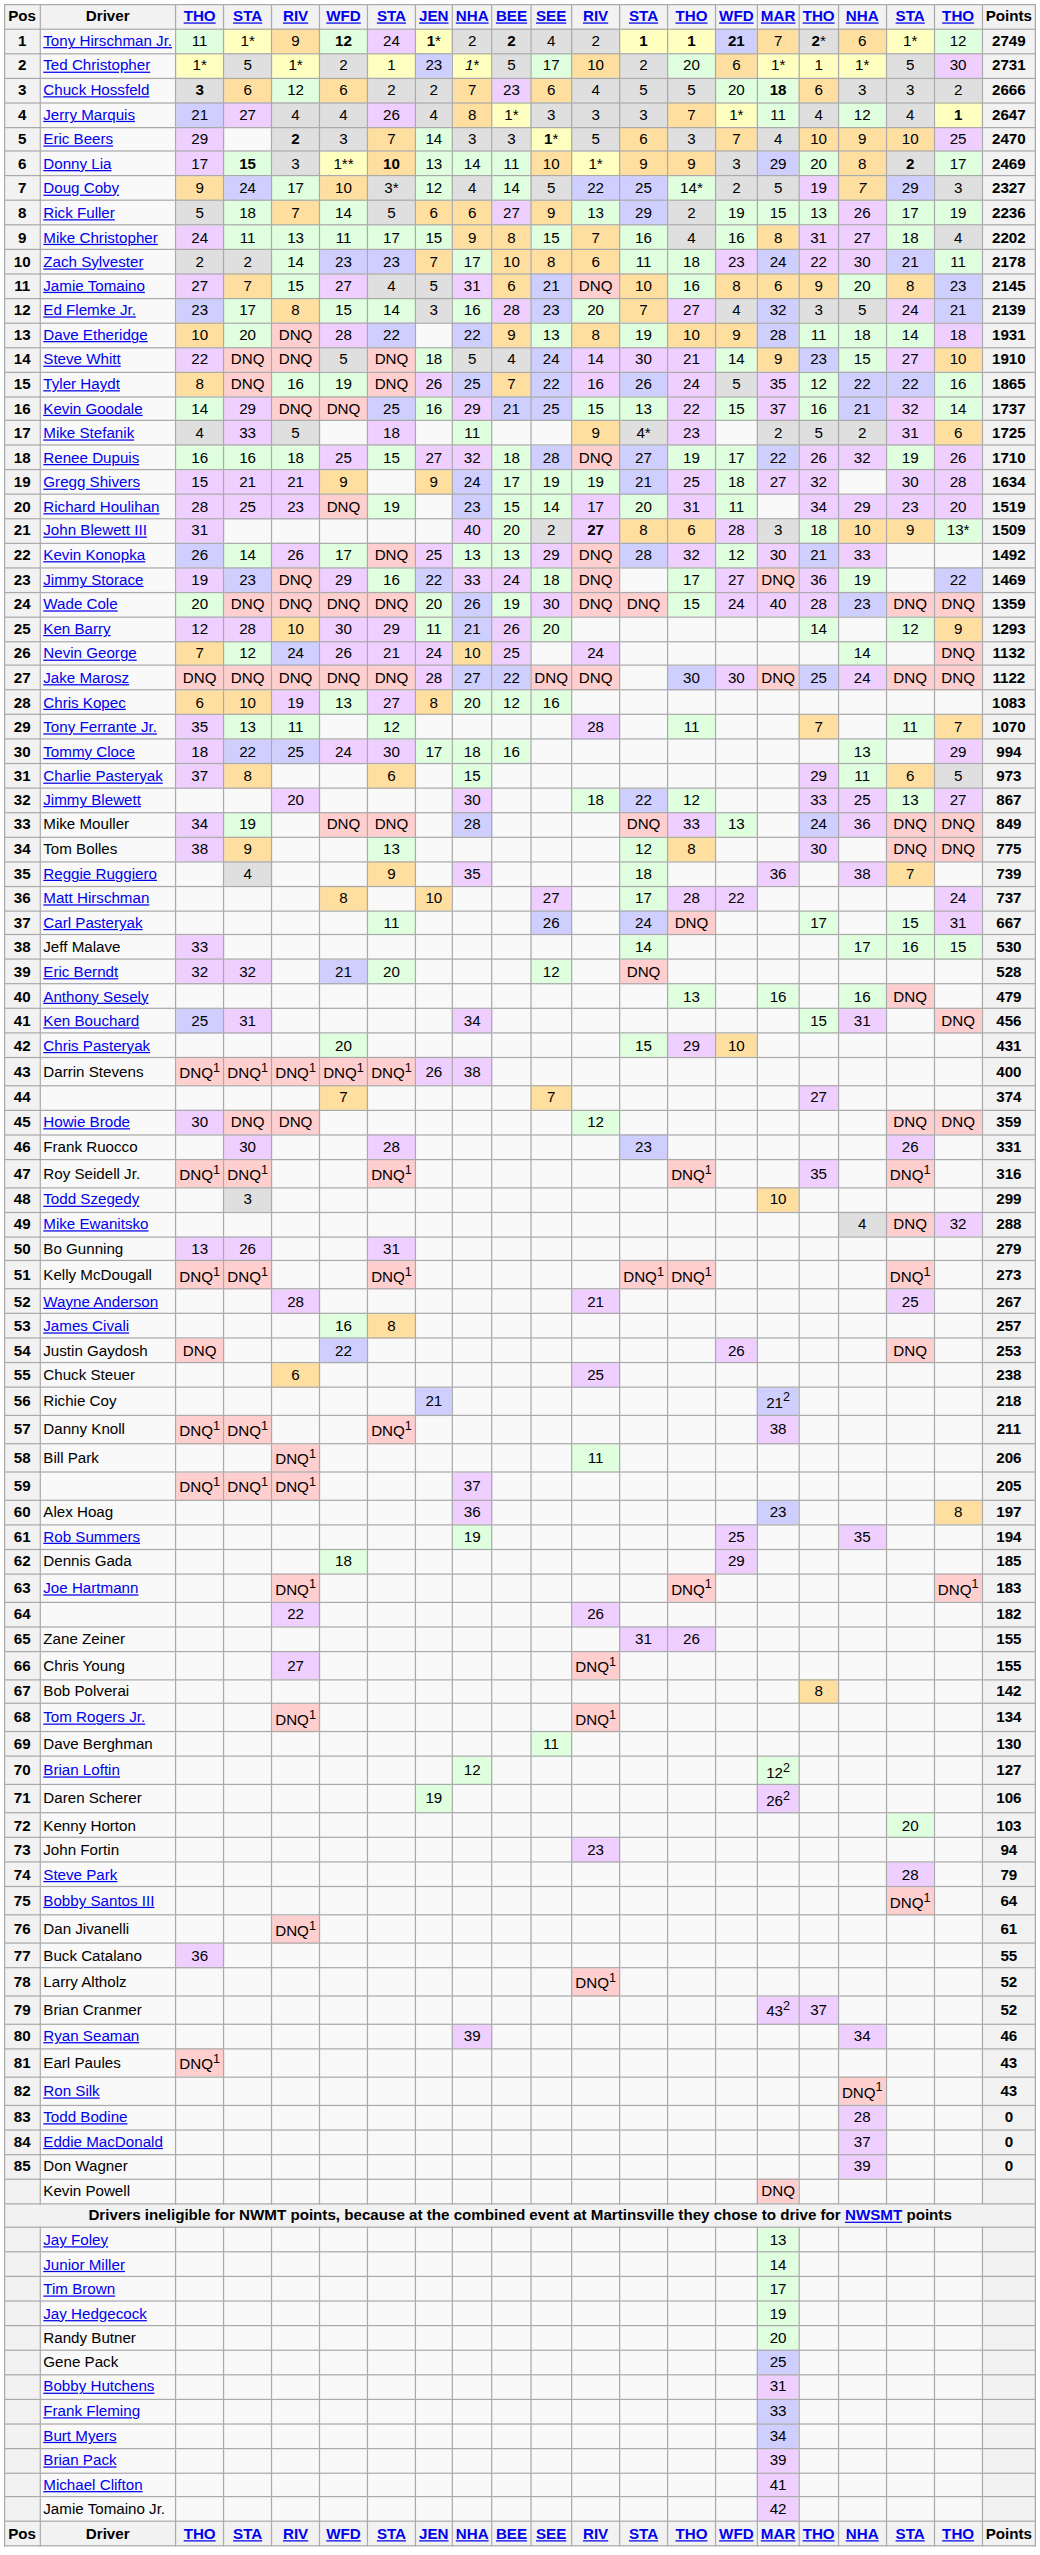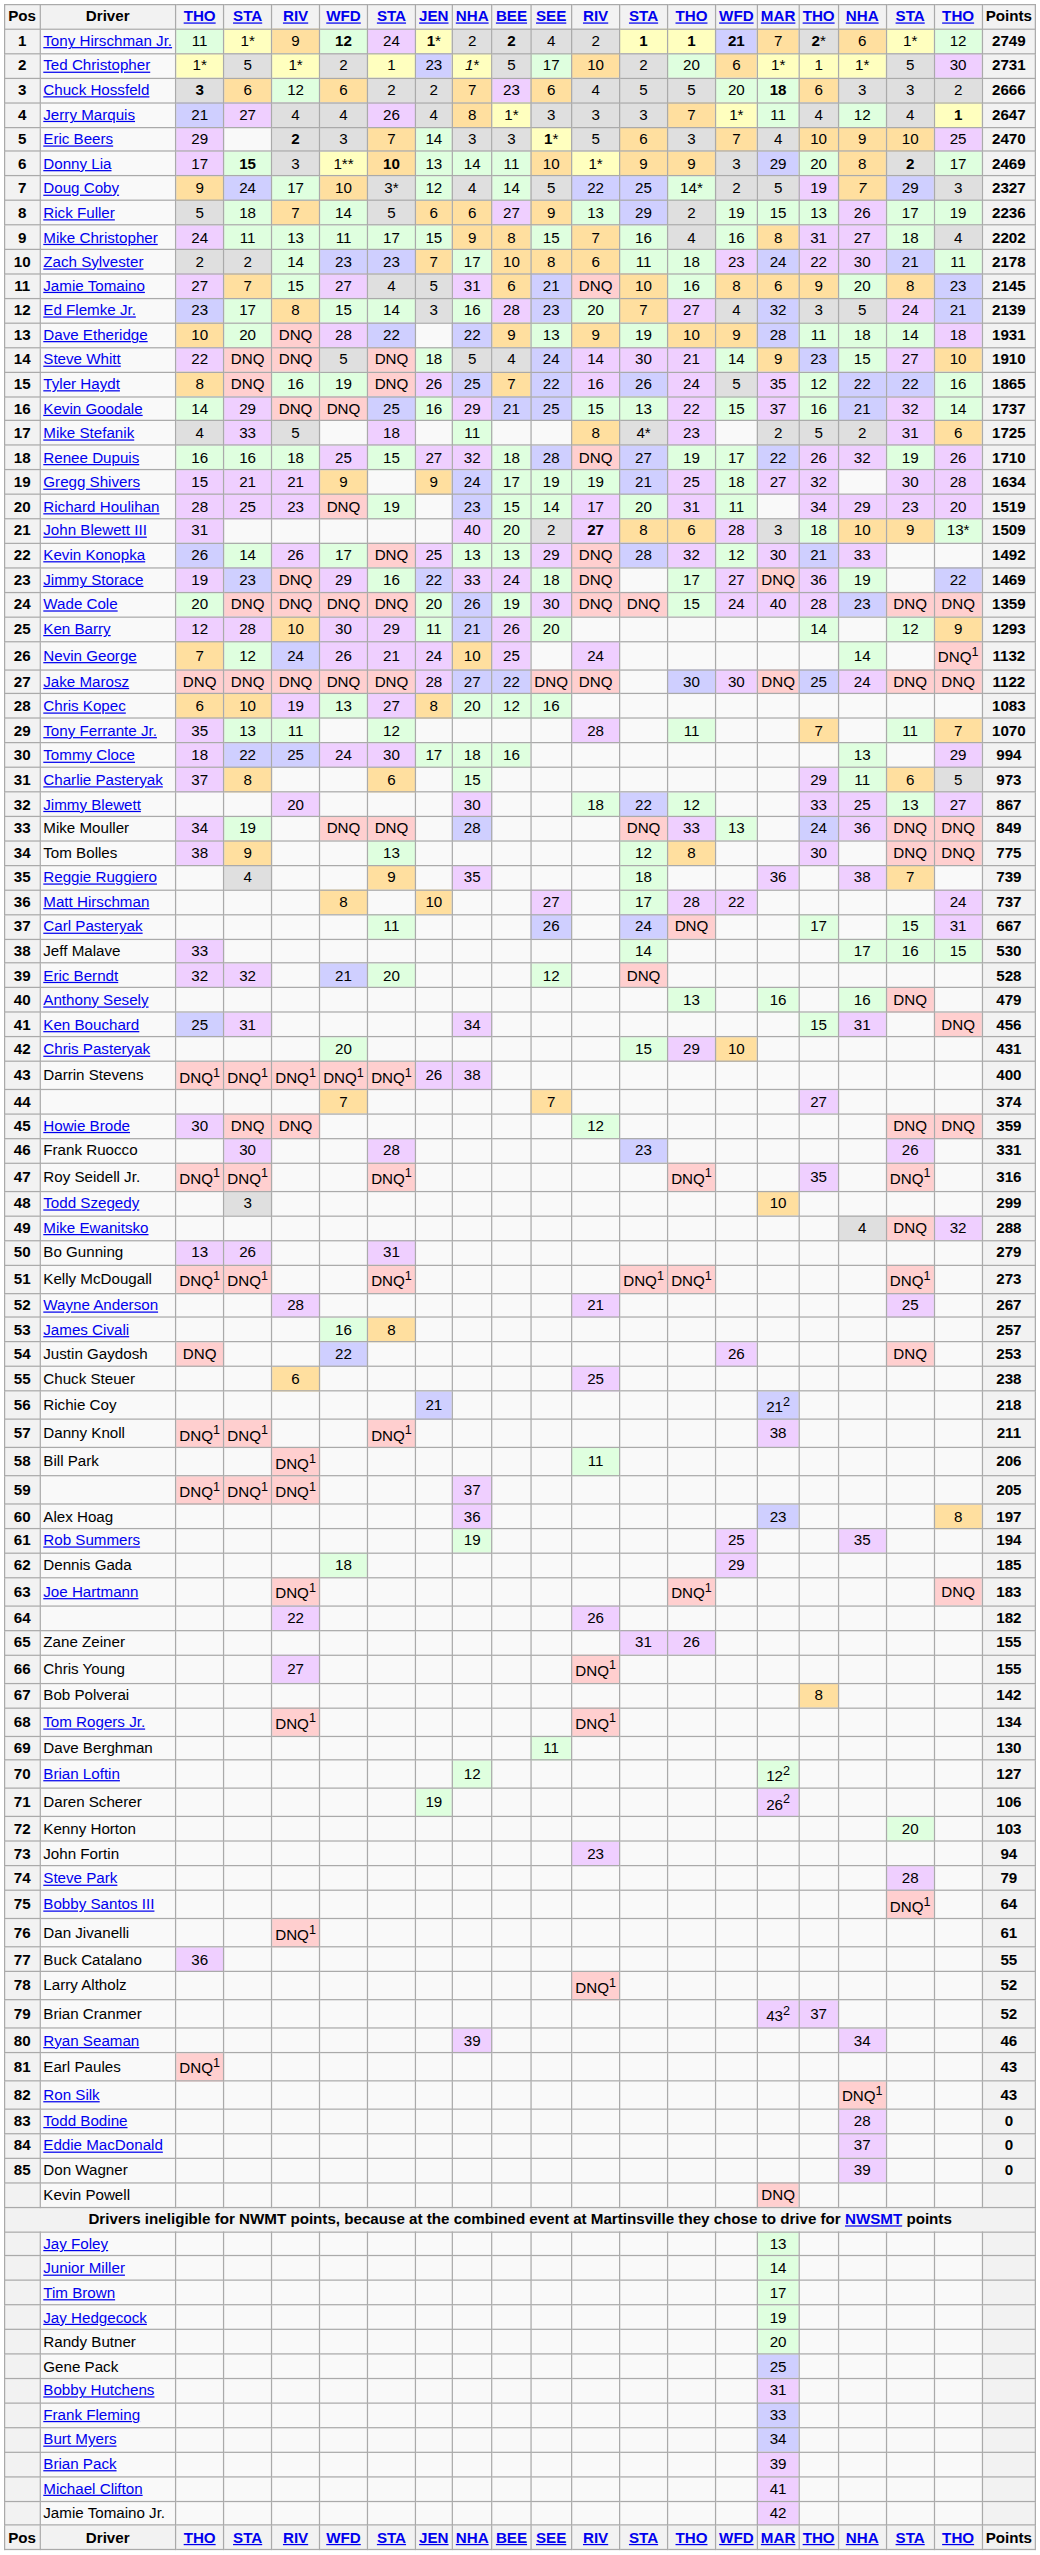(596, 335) 8 -> (596, 335) 9
(596, 433) 9 -> (596, 433) 8
(958, 654) DNQ -> (958, 656) DNQ1
(958, 1588) DNQ1 -> (958, 1592) DNQ
